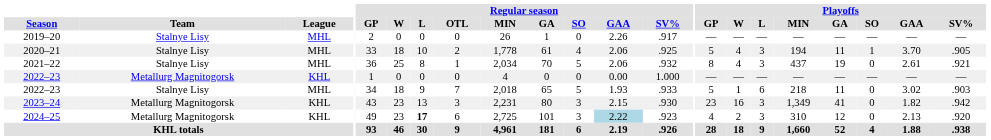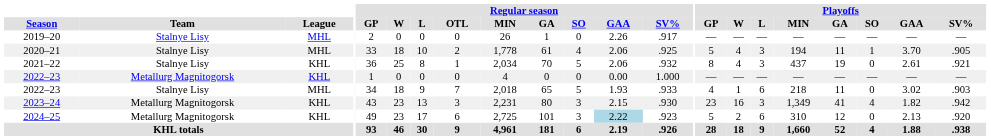(319, 63) MHL -> (319, 63) KHL
(711, 89) 5 -> (711, 89) 4
(872, 103) 0 -> (872, 103) 4
(422, 116) bold -> (422, 116) normal
(711, 116) 4 -> (711, 116) 5
(762, 116) 3 -> (762, 116) 6
